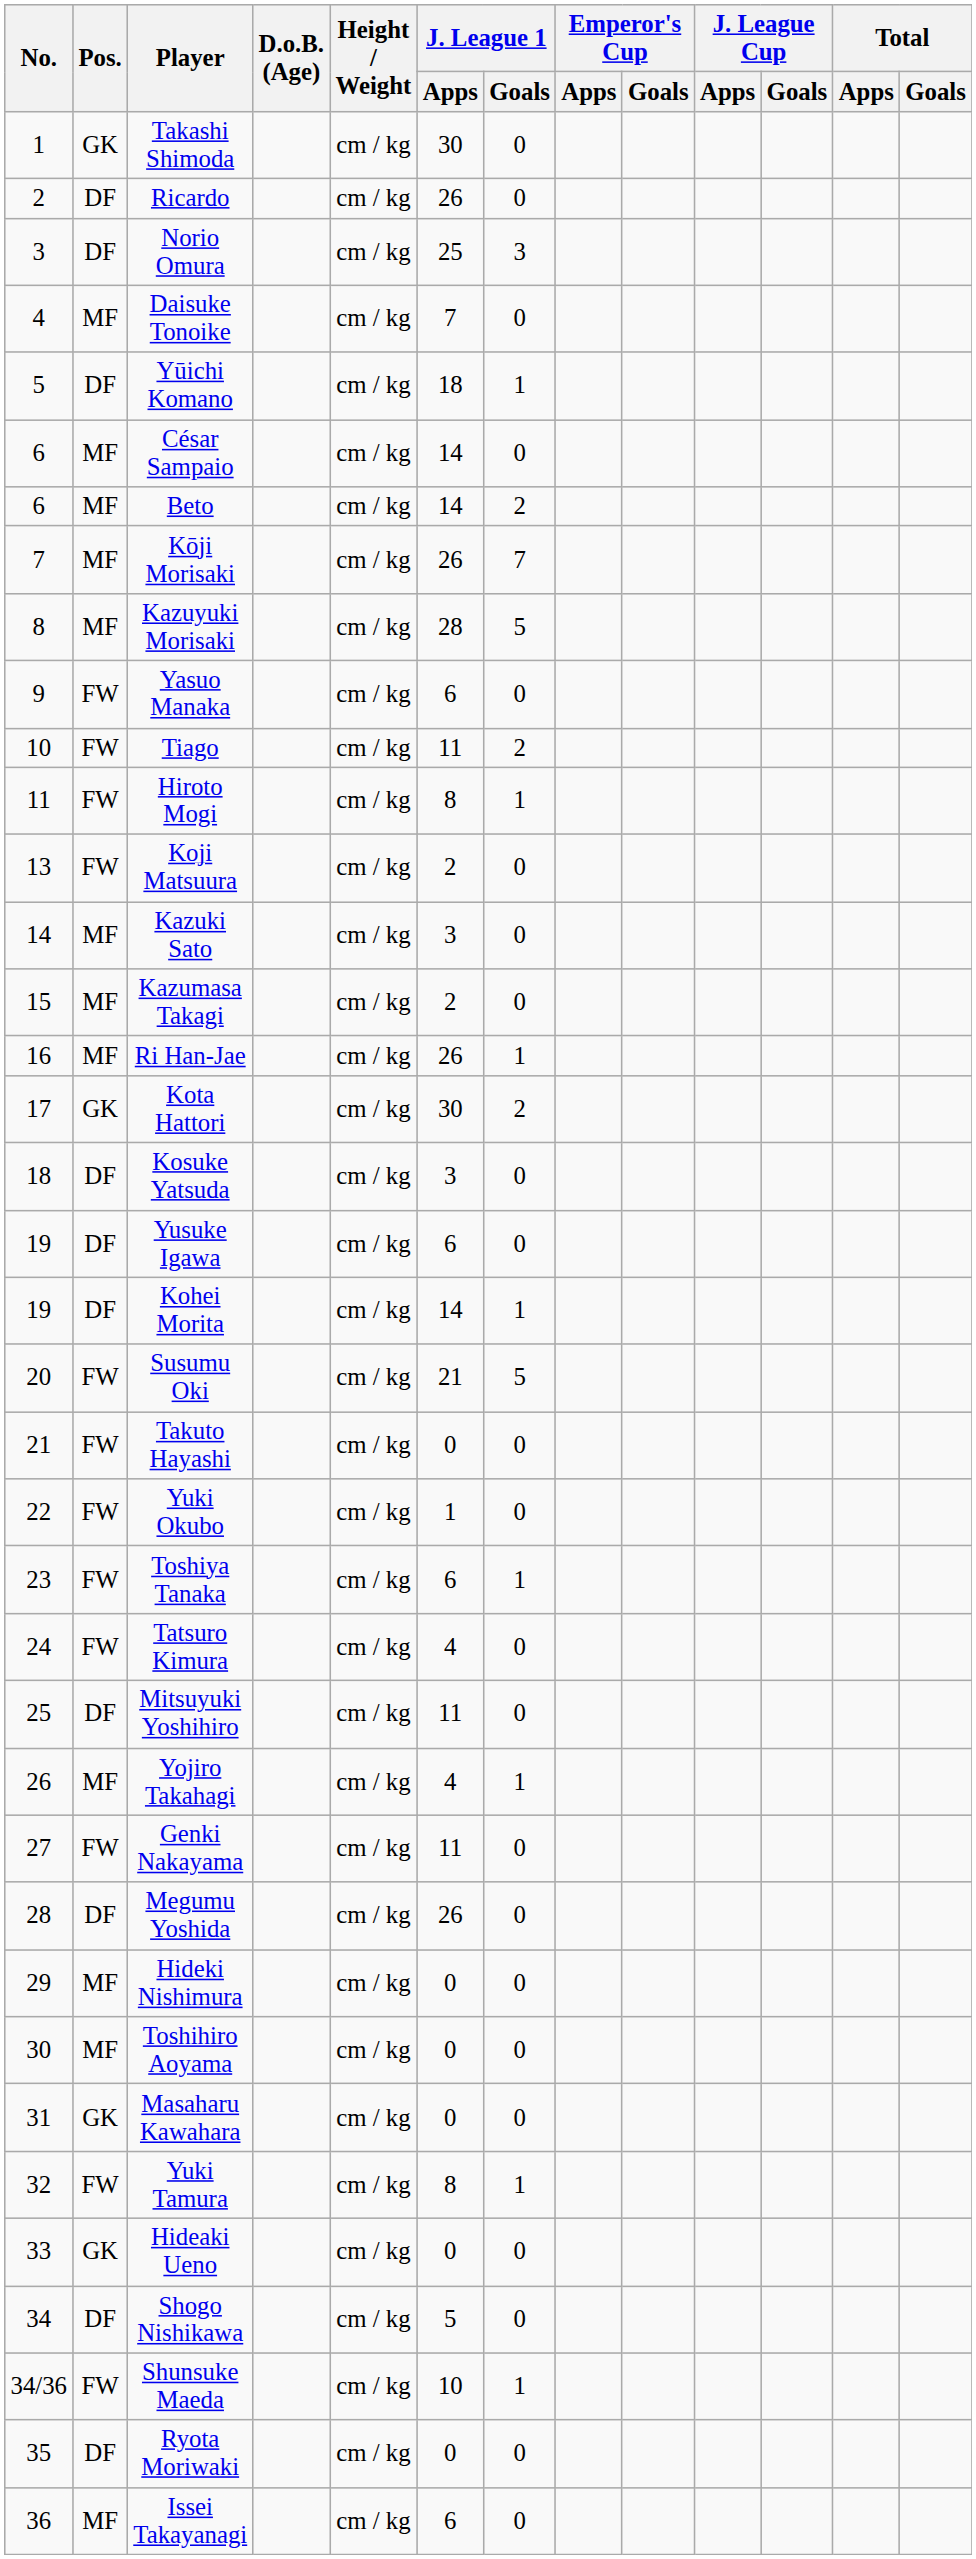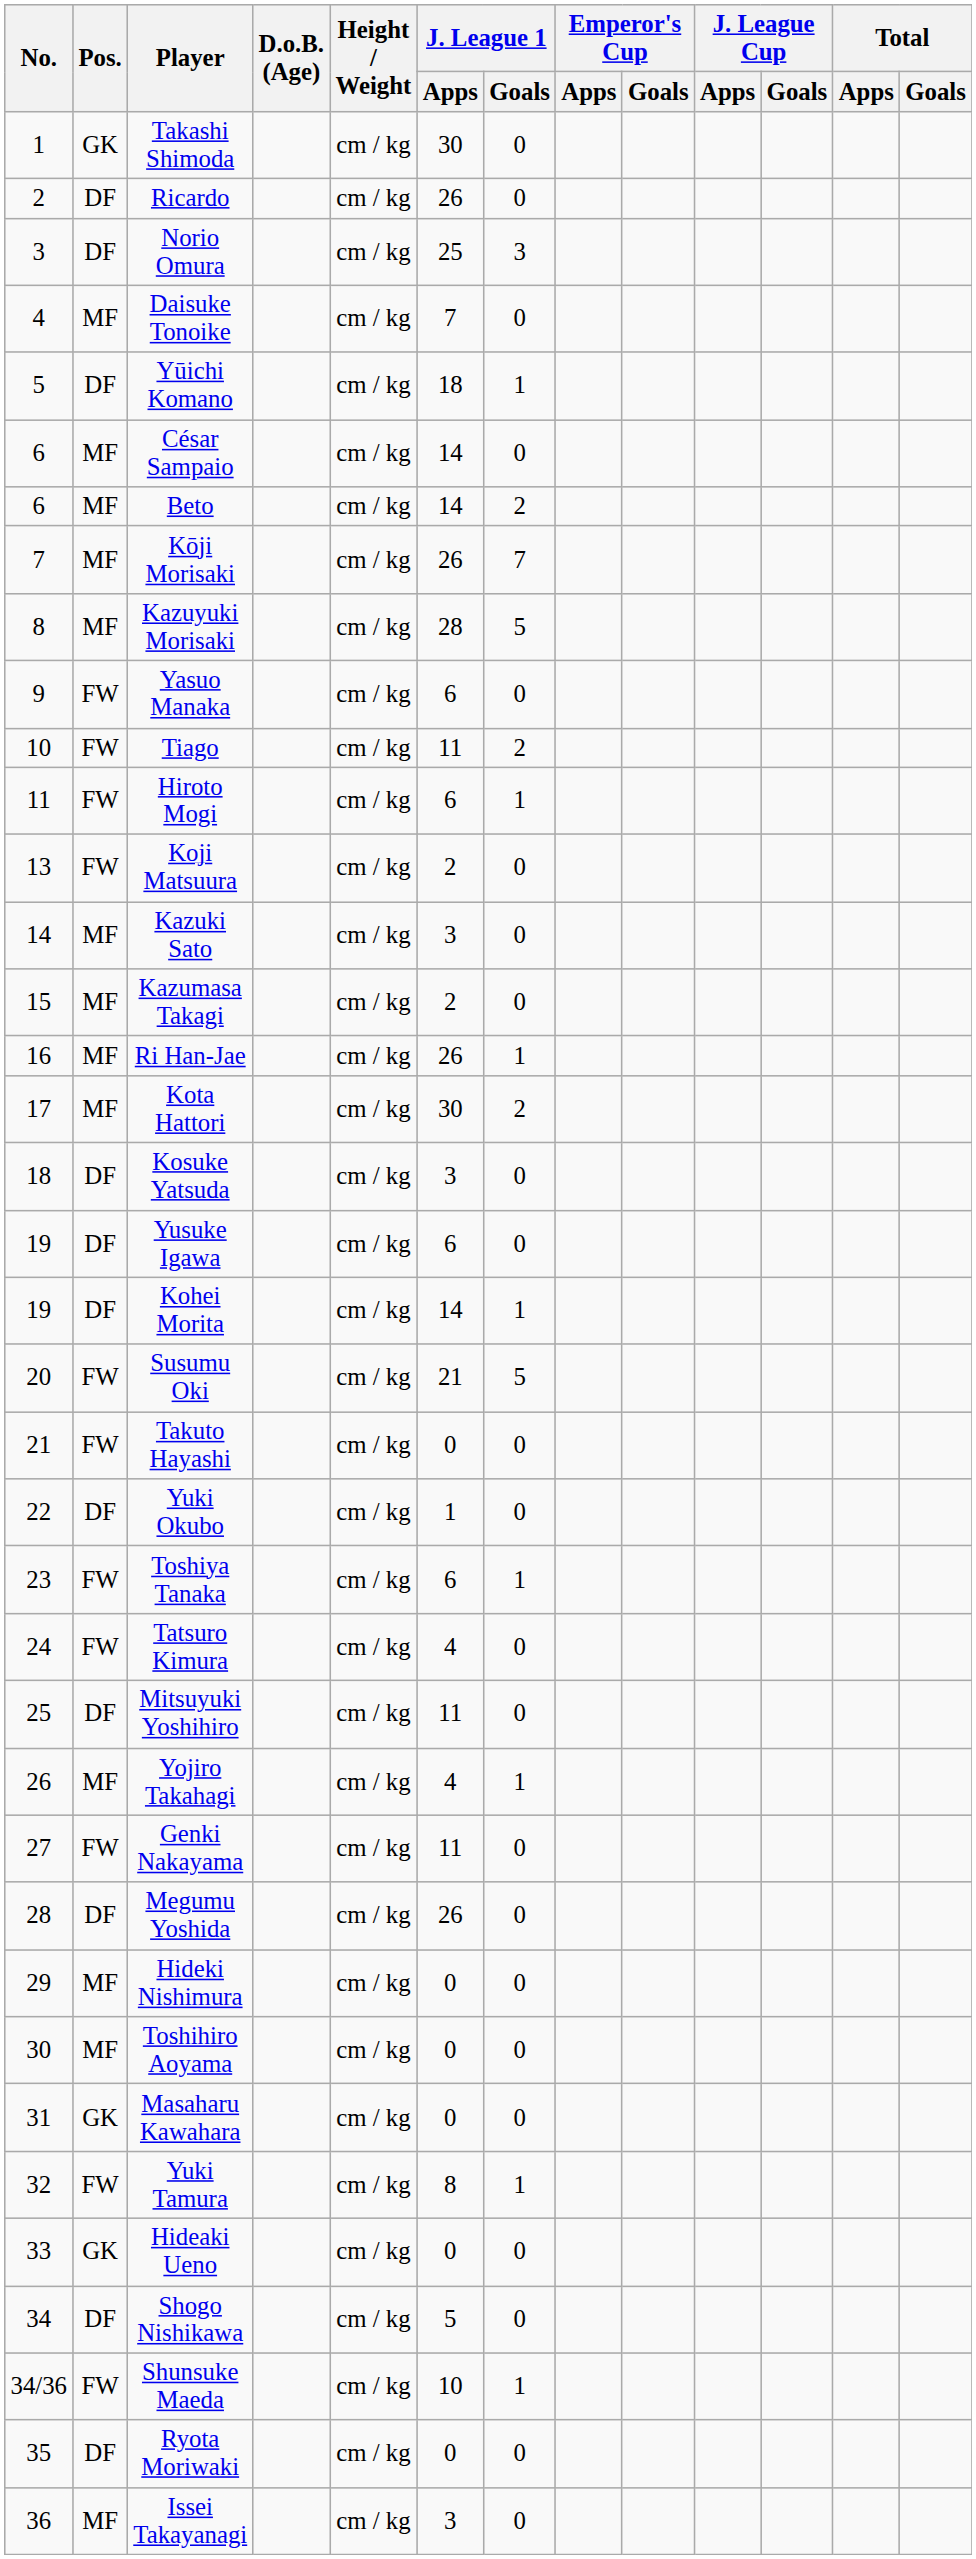(450, 800) 8 -> (450, 800) 6
(100, 1108) GK -> (100, 1108) MF
(100, 1512) FW -> (100, 1512) DF
(450, 2520) 6 -> (450, 2520) 3
